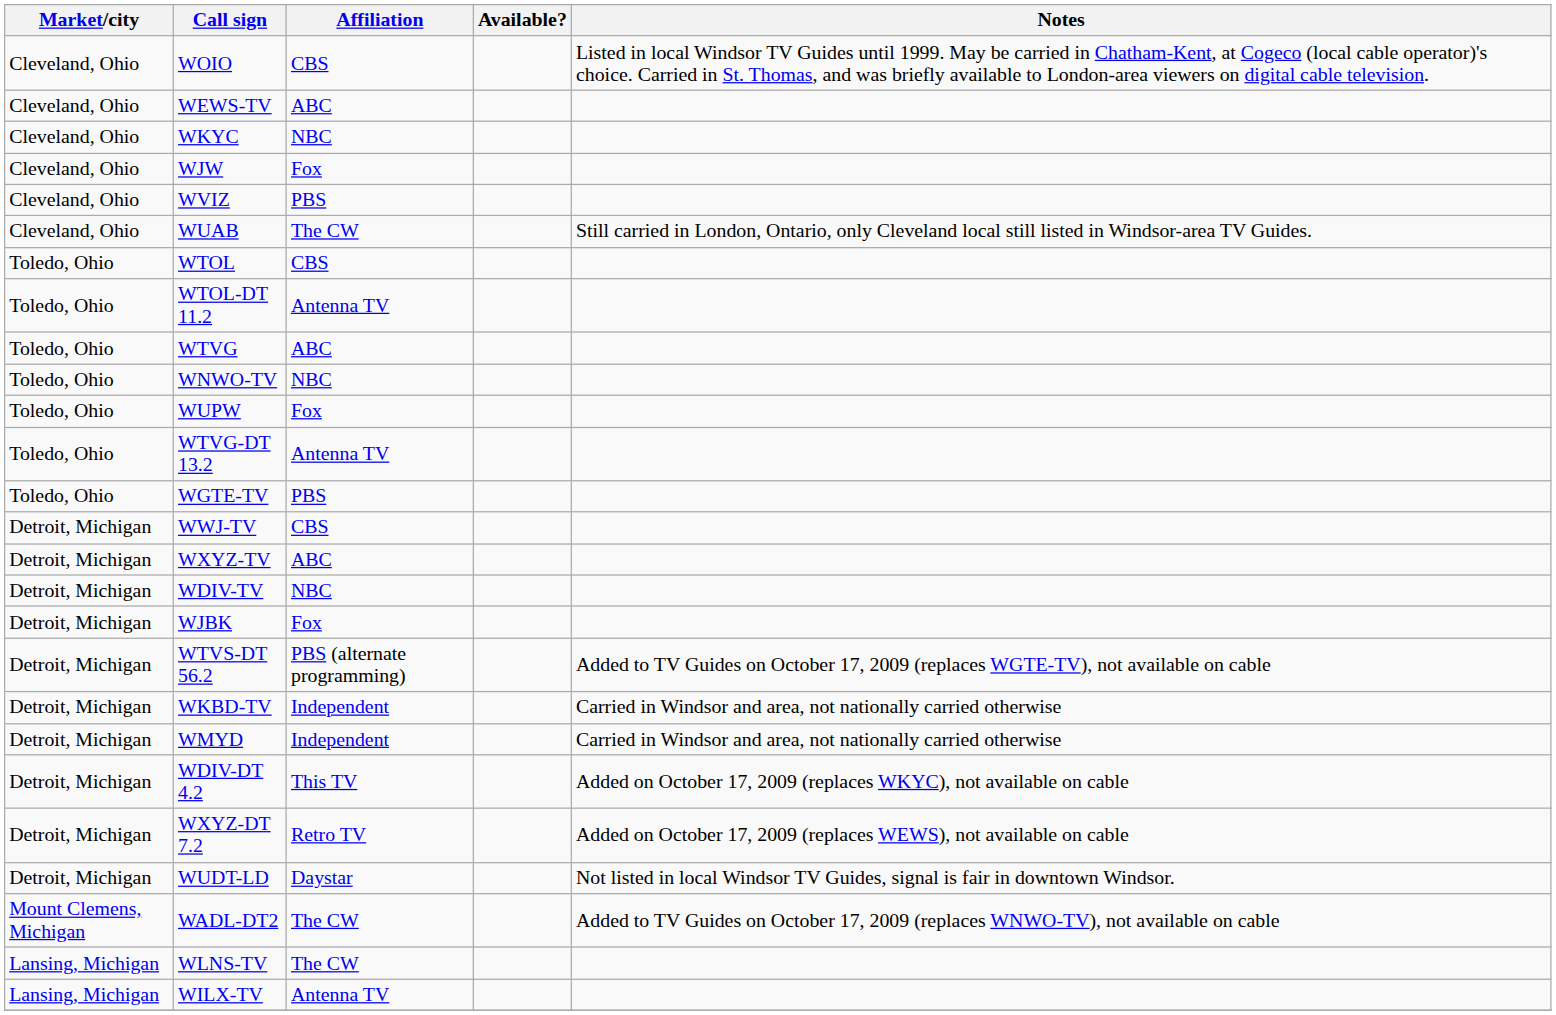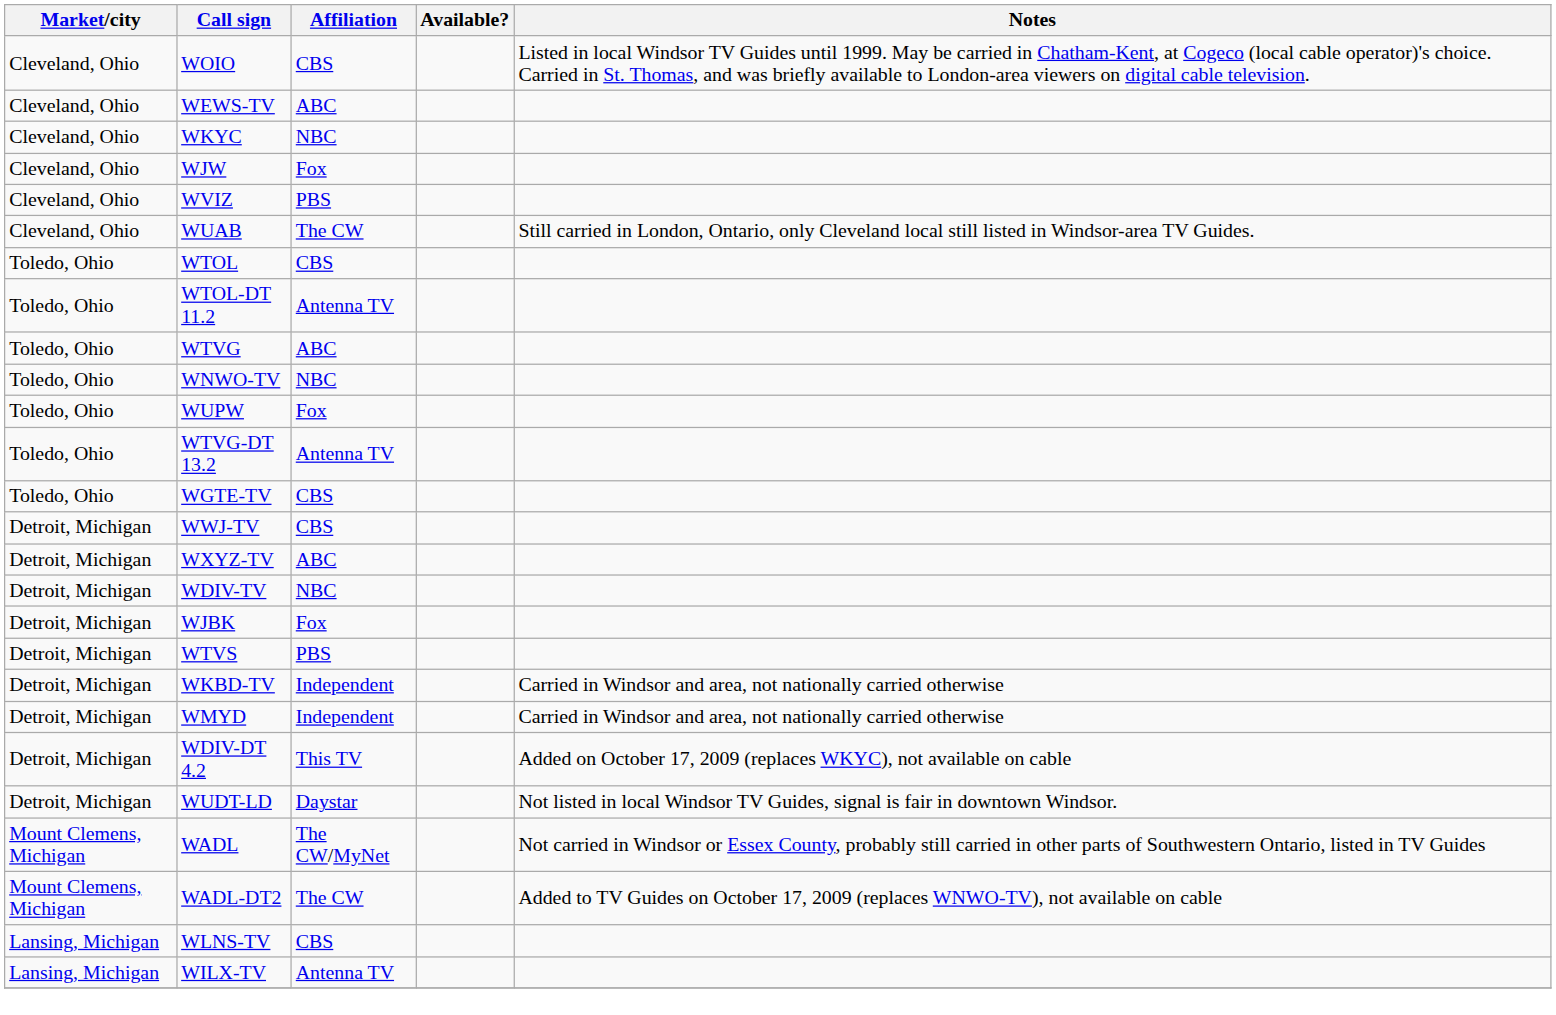(309, 496) PBS -> (315, 496) CBS
+ row: (209, 653)
- row: (223, 664)
- row: (224, 835)
+ row: (210, 844)
(325, 963) The CW -> (315, 940) CBS
